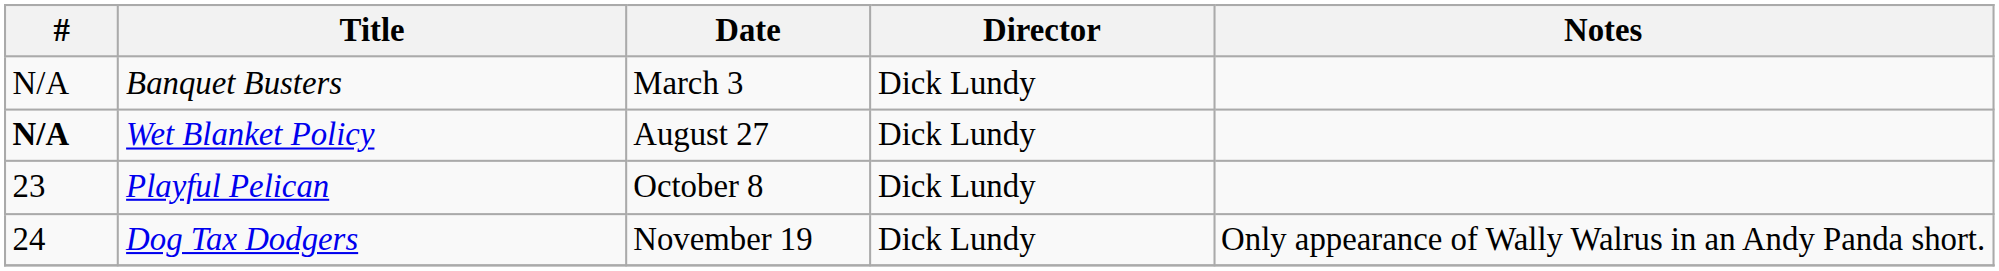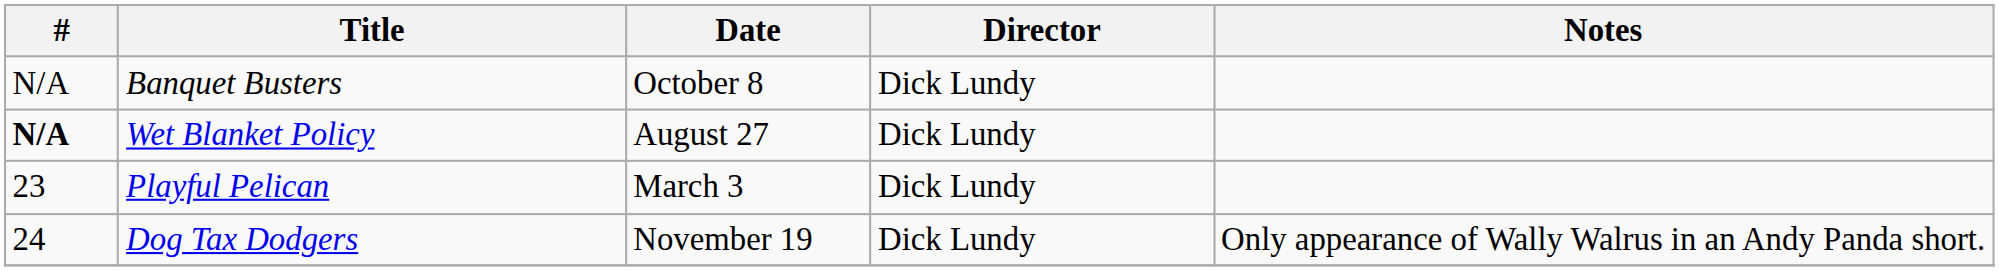(688, 82) March 3 -> (698, 82) October 8
(698, 186) October 8 -> (688, 186) March 3
